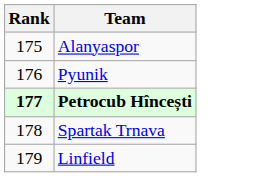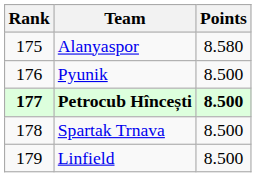+ column: (223, 18)
